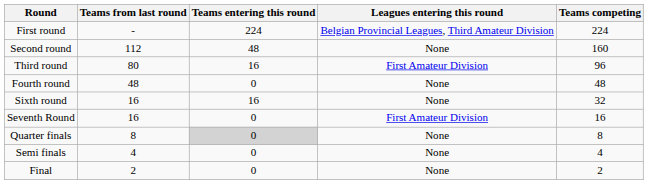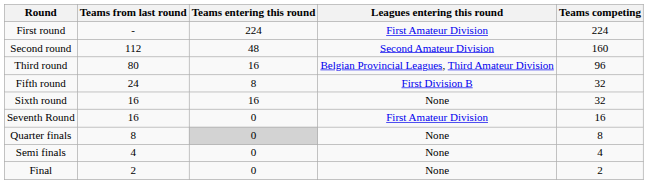(437, 30) Belgian Provincial Leagues, Third Amateur Division -> (437, 30) First Amateur Division
(437, 48) None -> (437, 48) Second Amateur Division
(437, 65) First Amateur Division -> (437, 65) Belgian Provincial Leagues, Third Amateur Division
- row: (41, 83)
+ row: (41, 83)
